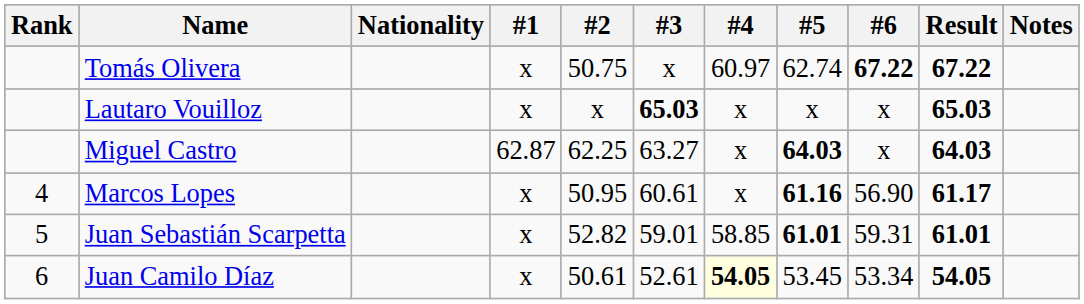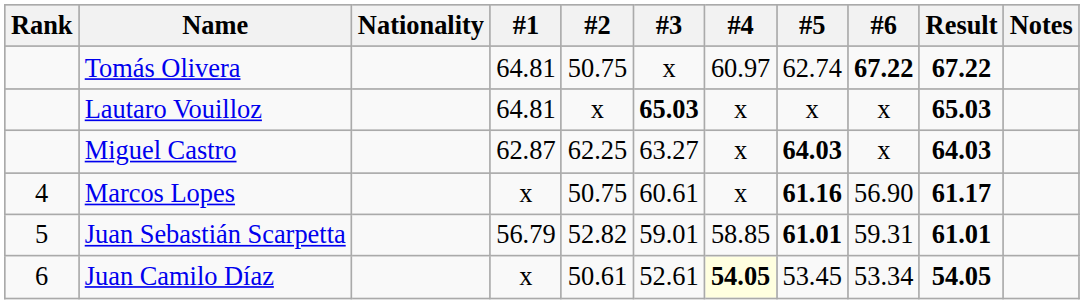(526, 67) x -> (526, 67) 64.81
(526, 109) x -> (526, 109) 64.81
(597, 192) 50.95 -> (597, 192) 50.75
(526, 234) x -> (526, 234) 56.79
